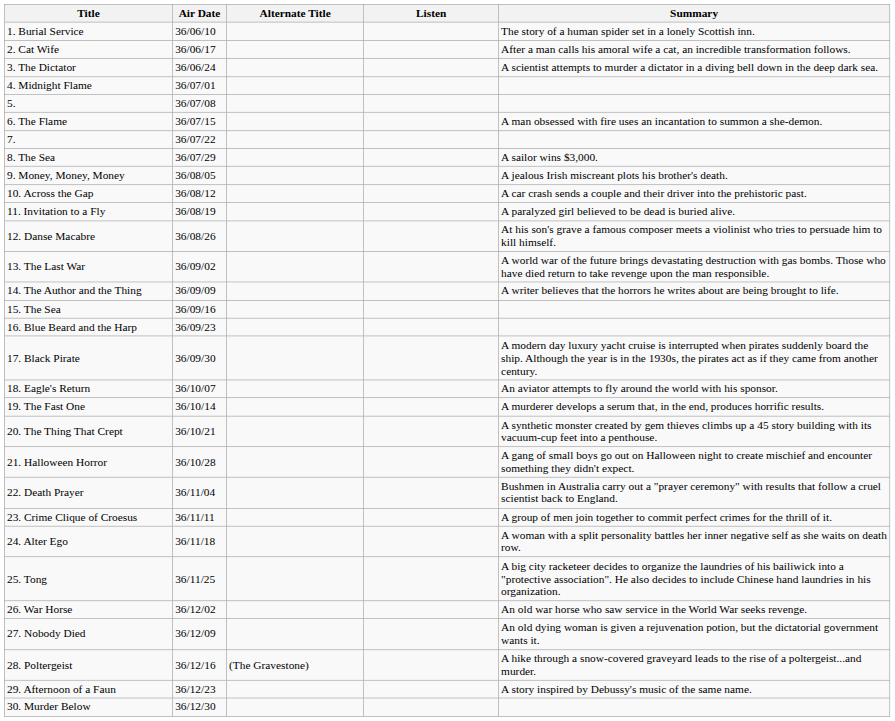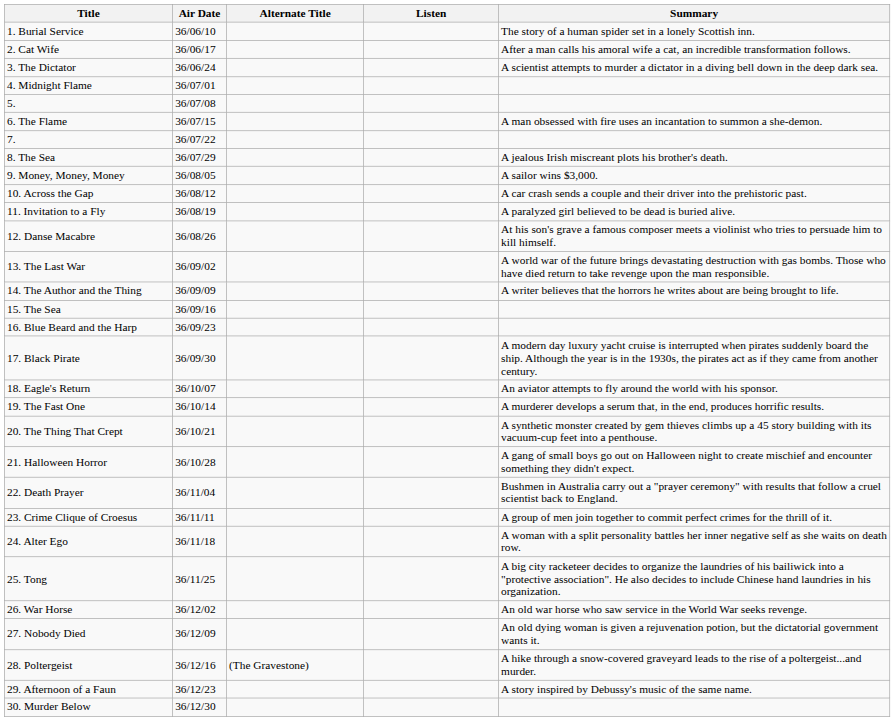(550, 157) A sailor wins $3,000. -> (614, 157) A jealous Irish miscreant plots his brother's death.
(614, 175) A jealous Irish miscreant plots his brother's death. -> (550, 175) A sailor wins $3,000.
